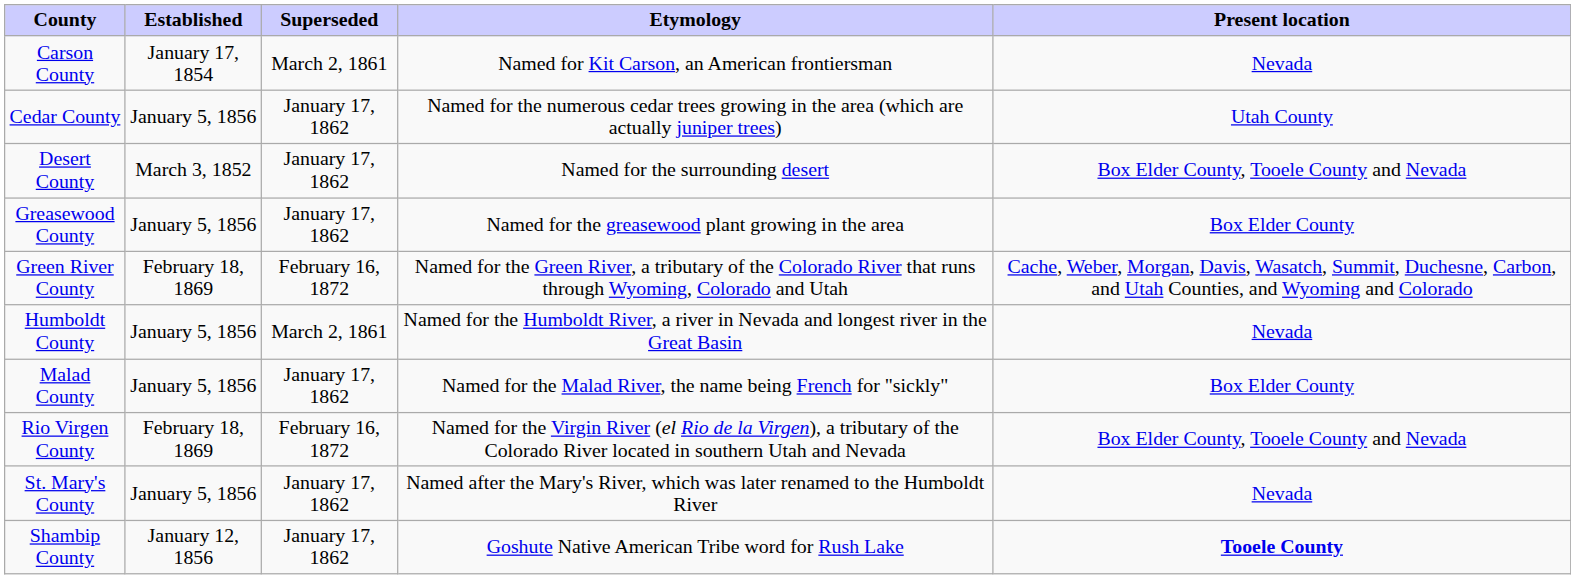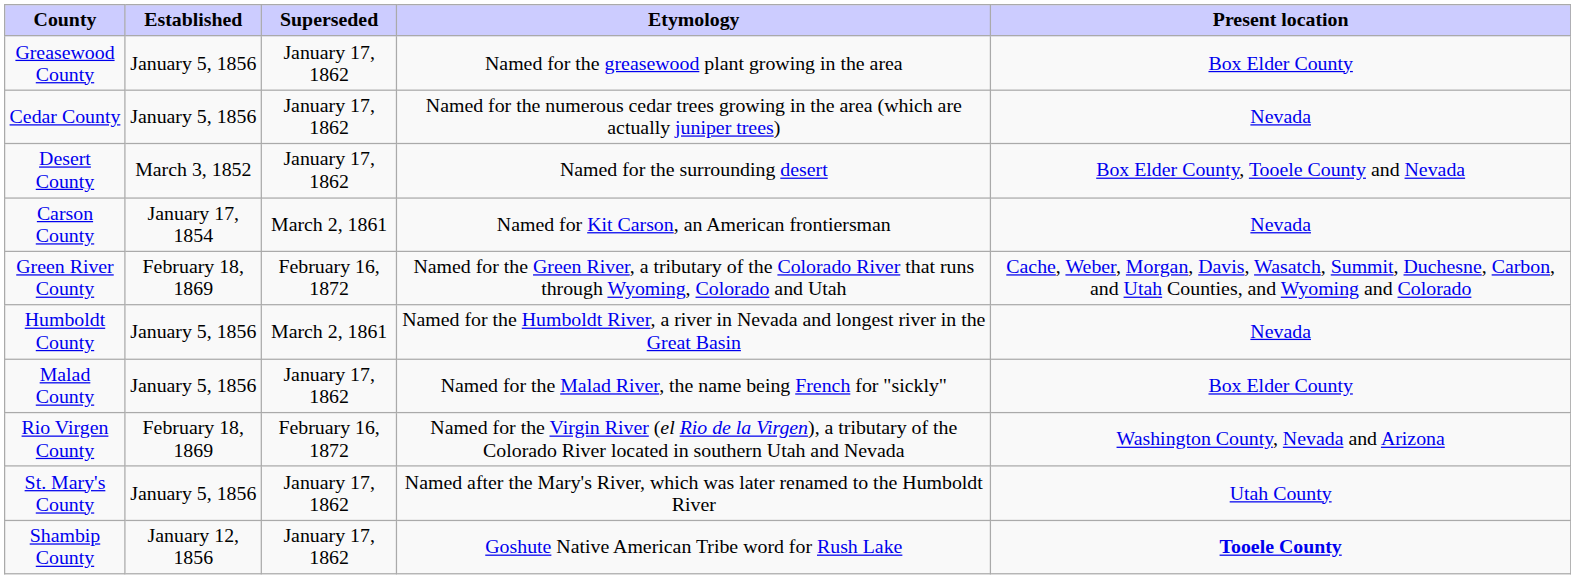rows swapped: (65, 62) <-> (65, 224)
(1282, 116) Utah County -> (1281, 116) Nevada
(1282, 439) Box Elder County, Tooele County and Nevada -> (1281, 439) Washington County, Nevada and Arizona
(1282, 493) Nevada -> (1281, 493) Utah County
